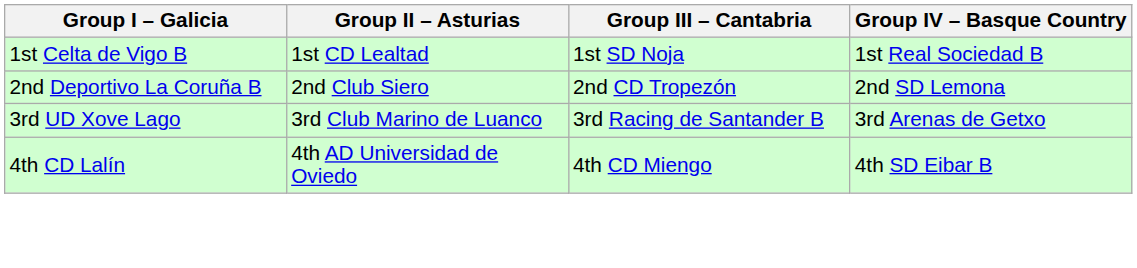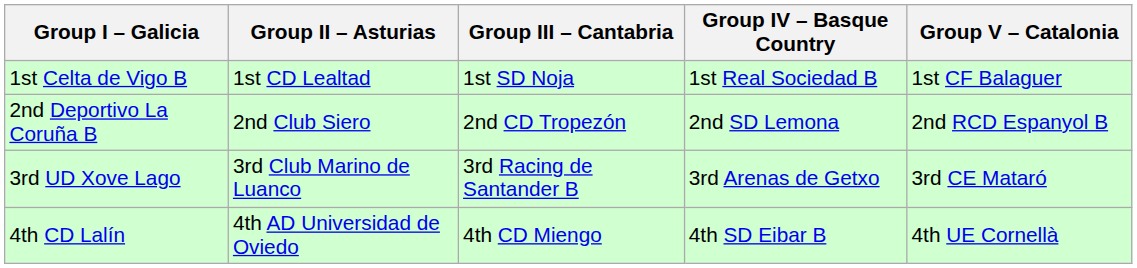+ column: (1019, 32)
